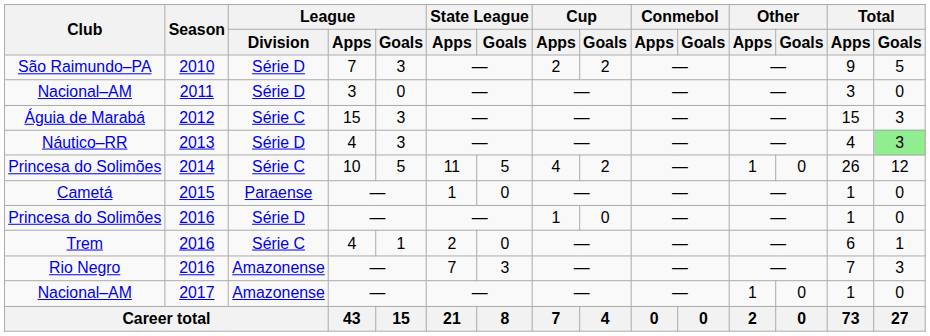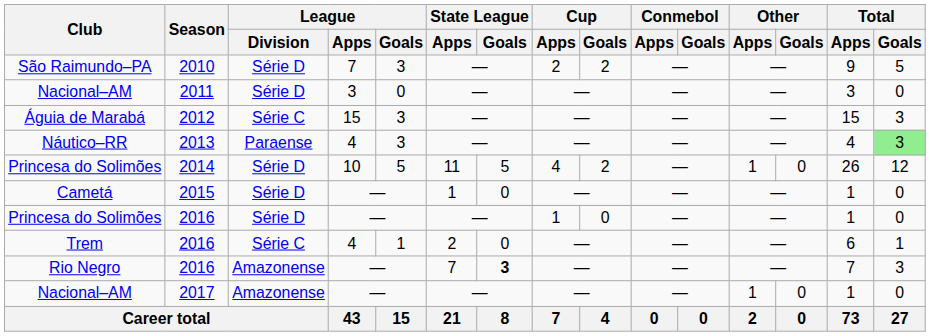(279, 142) Série D -> (279, 142) Paraense
(279, 167) Série C -> (279, 167) Série D
(279, 192) Paraense -> (279, 192) Série D
(505, 268) normal -> (505, 268) bold
